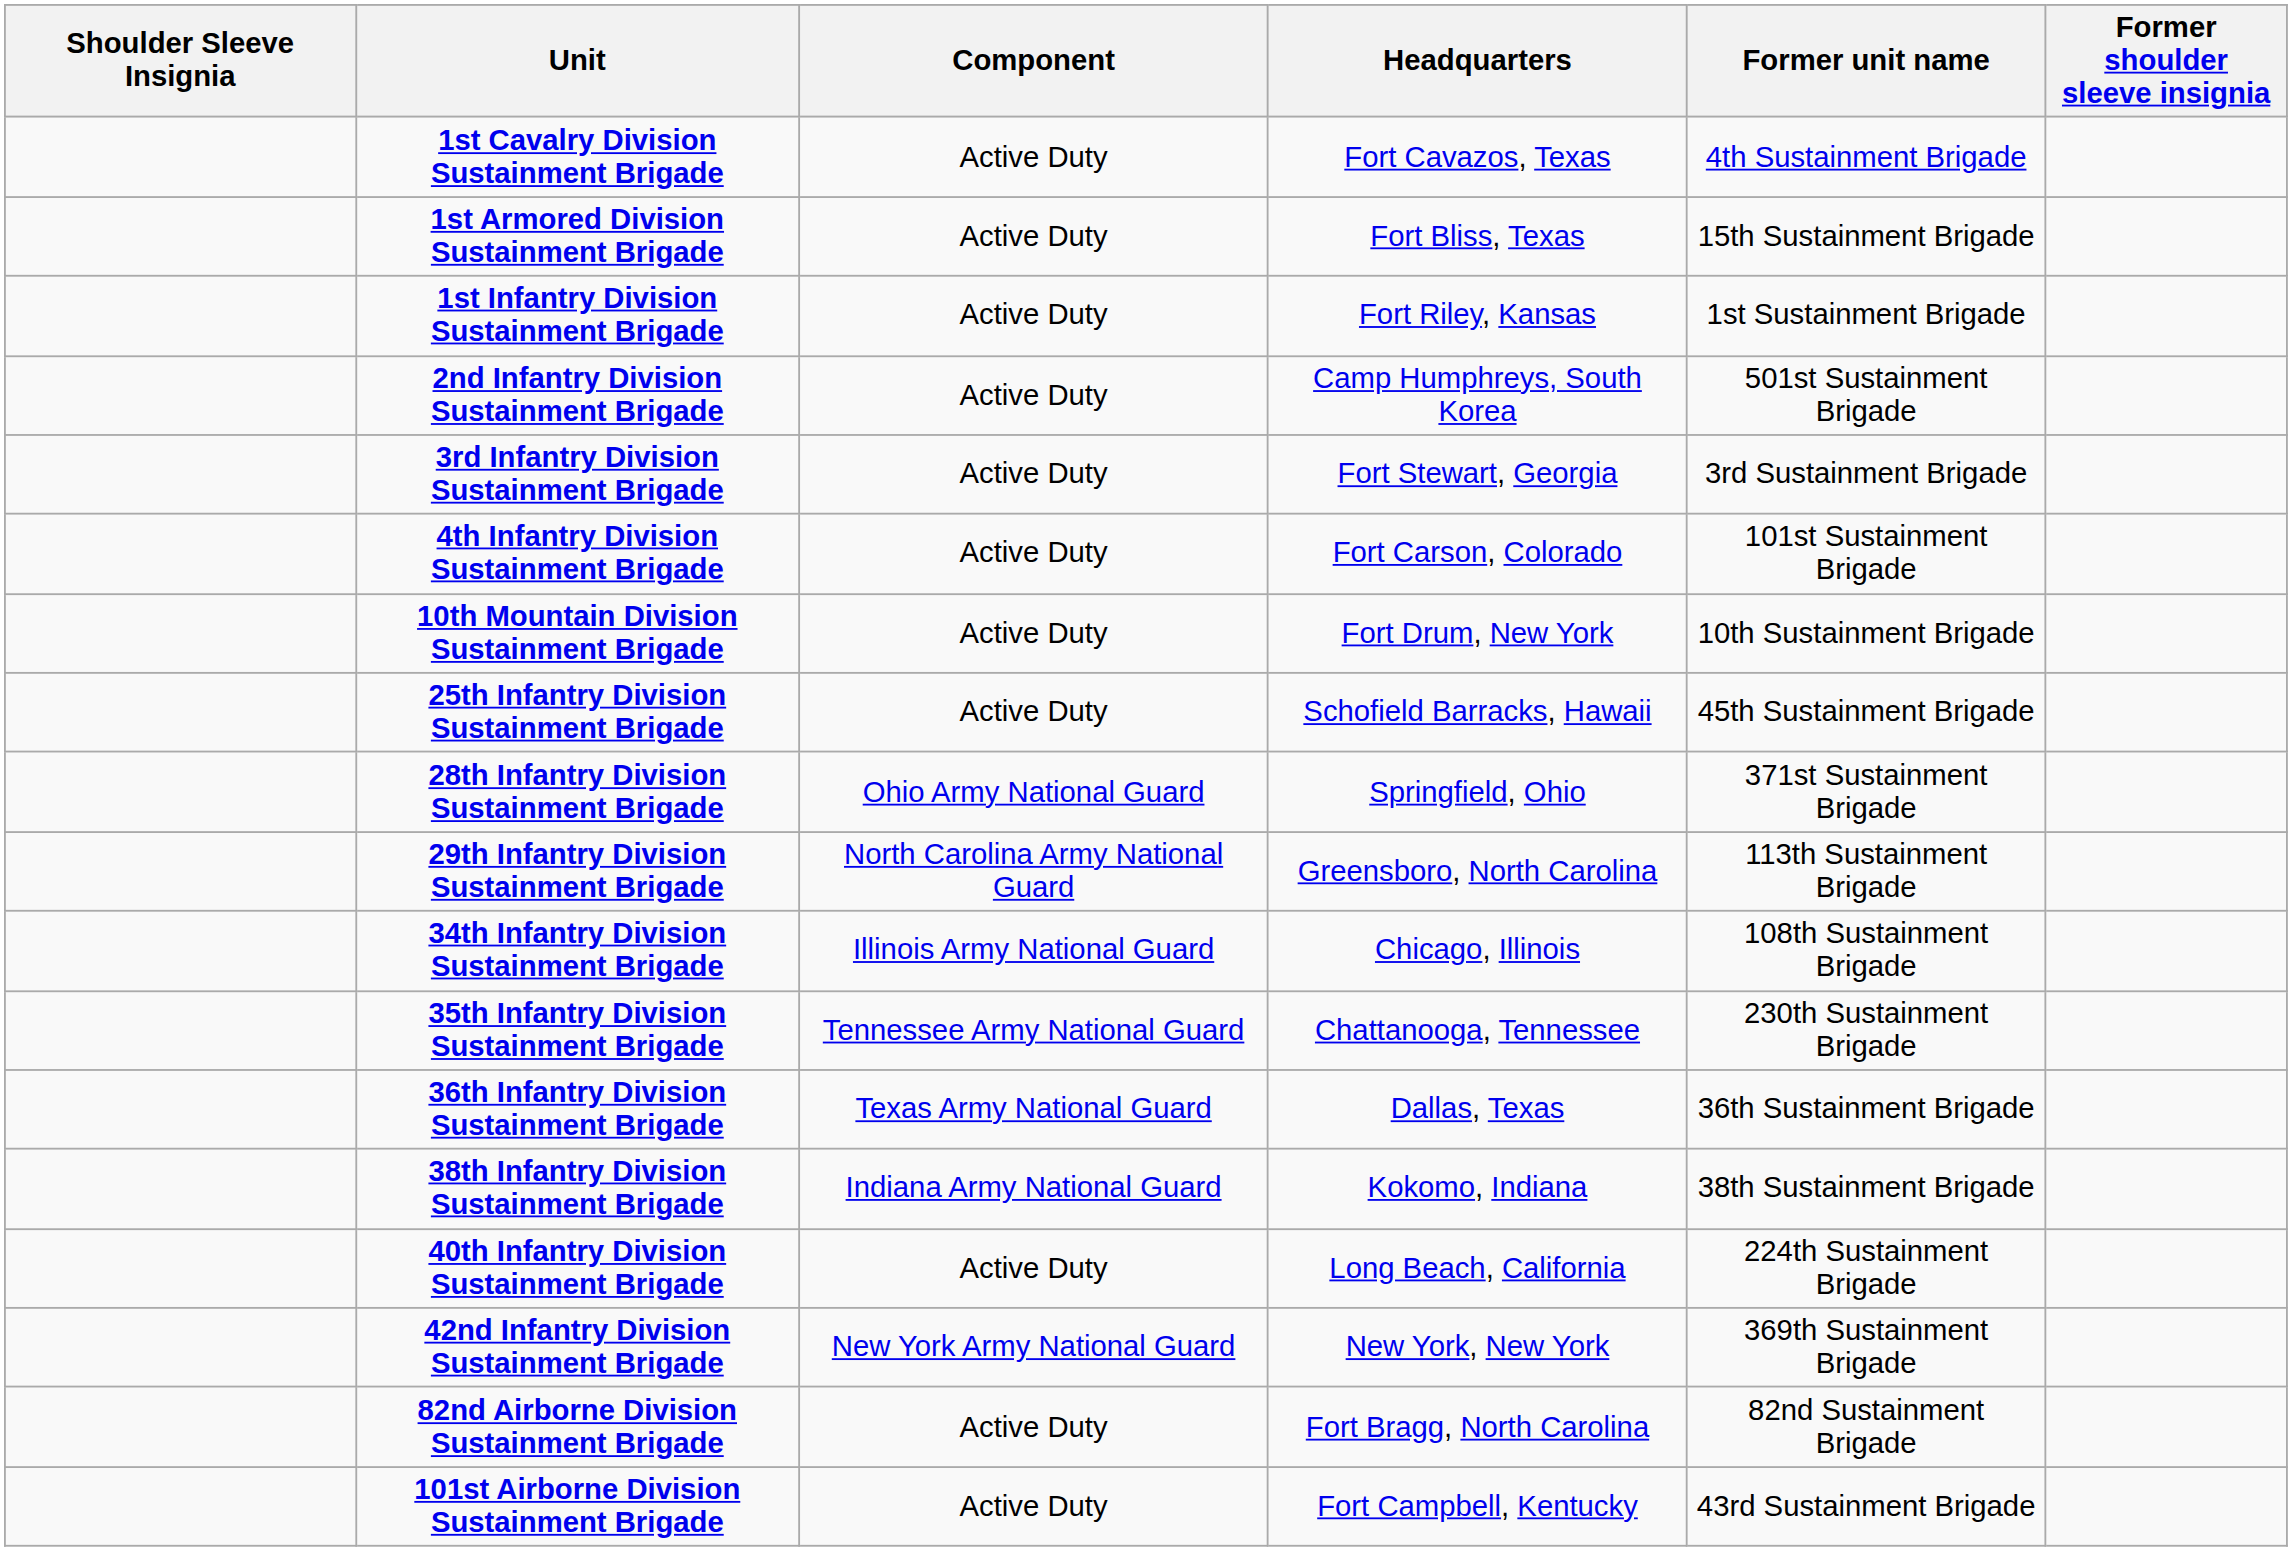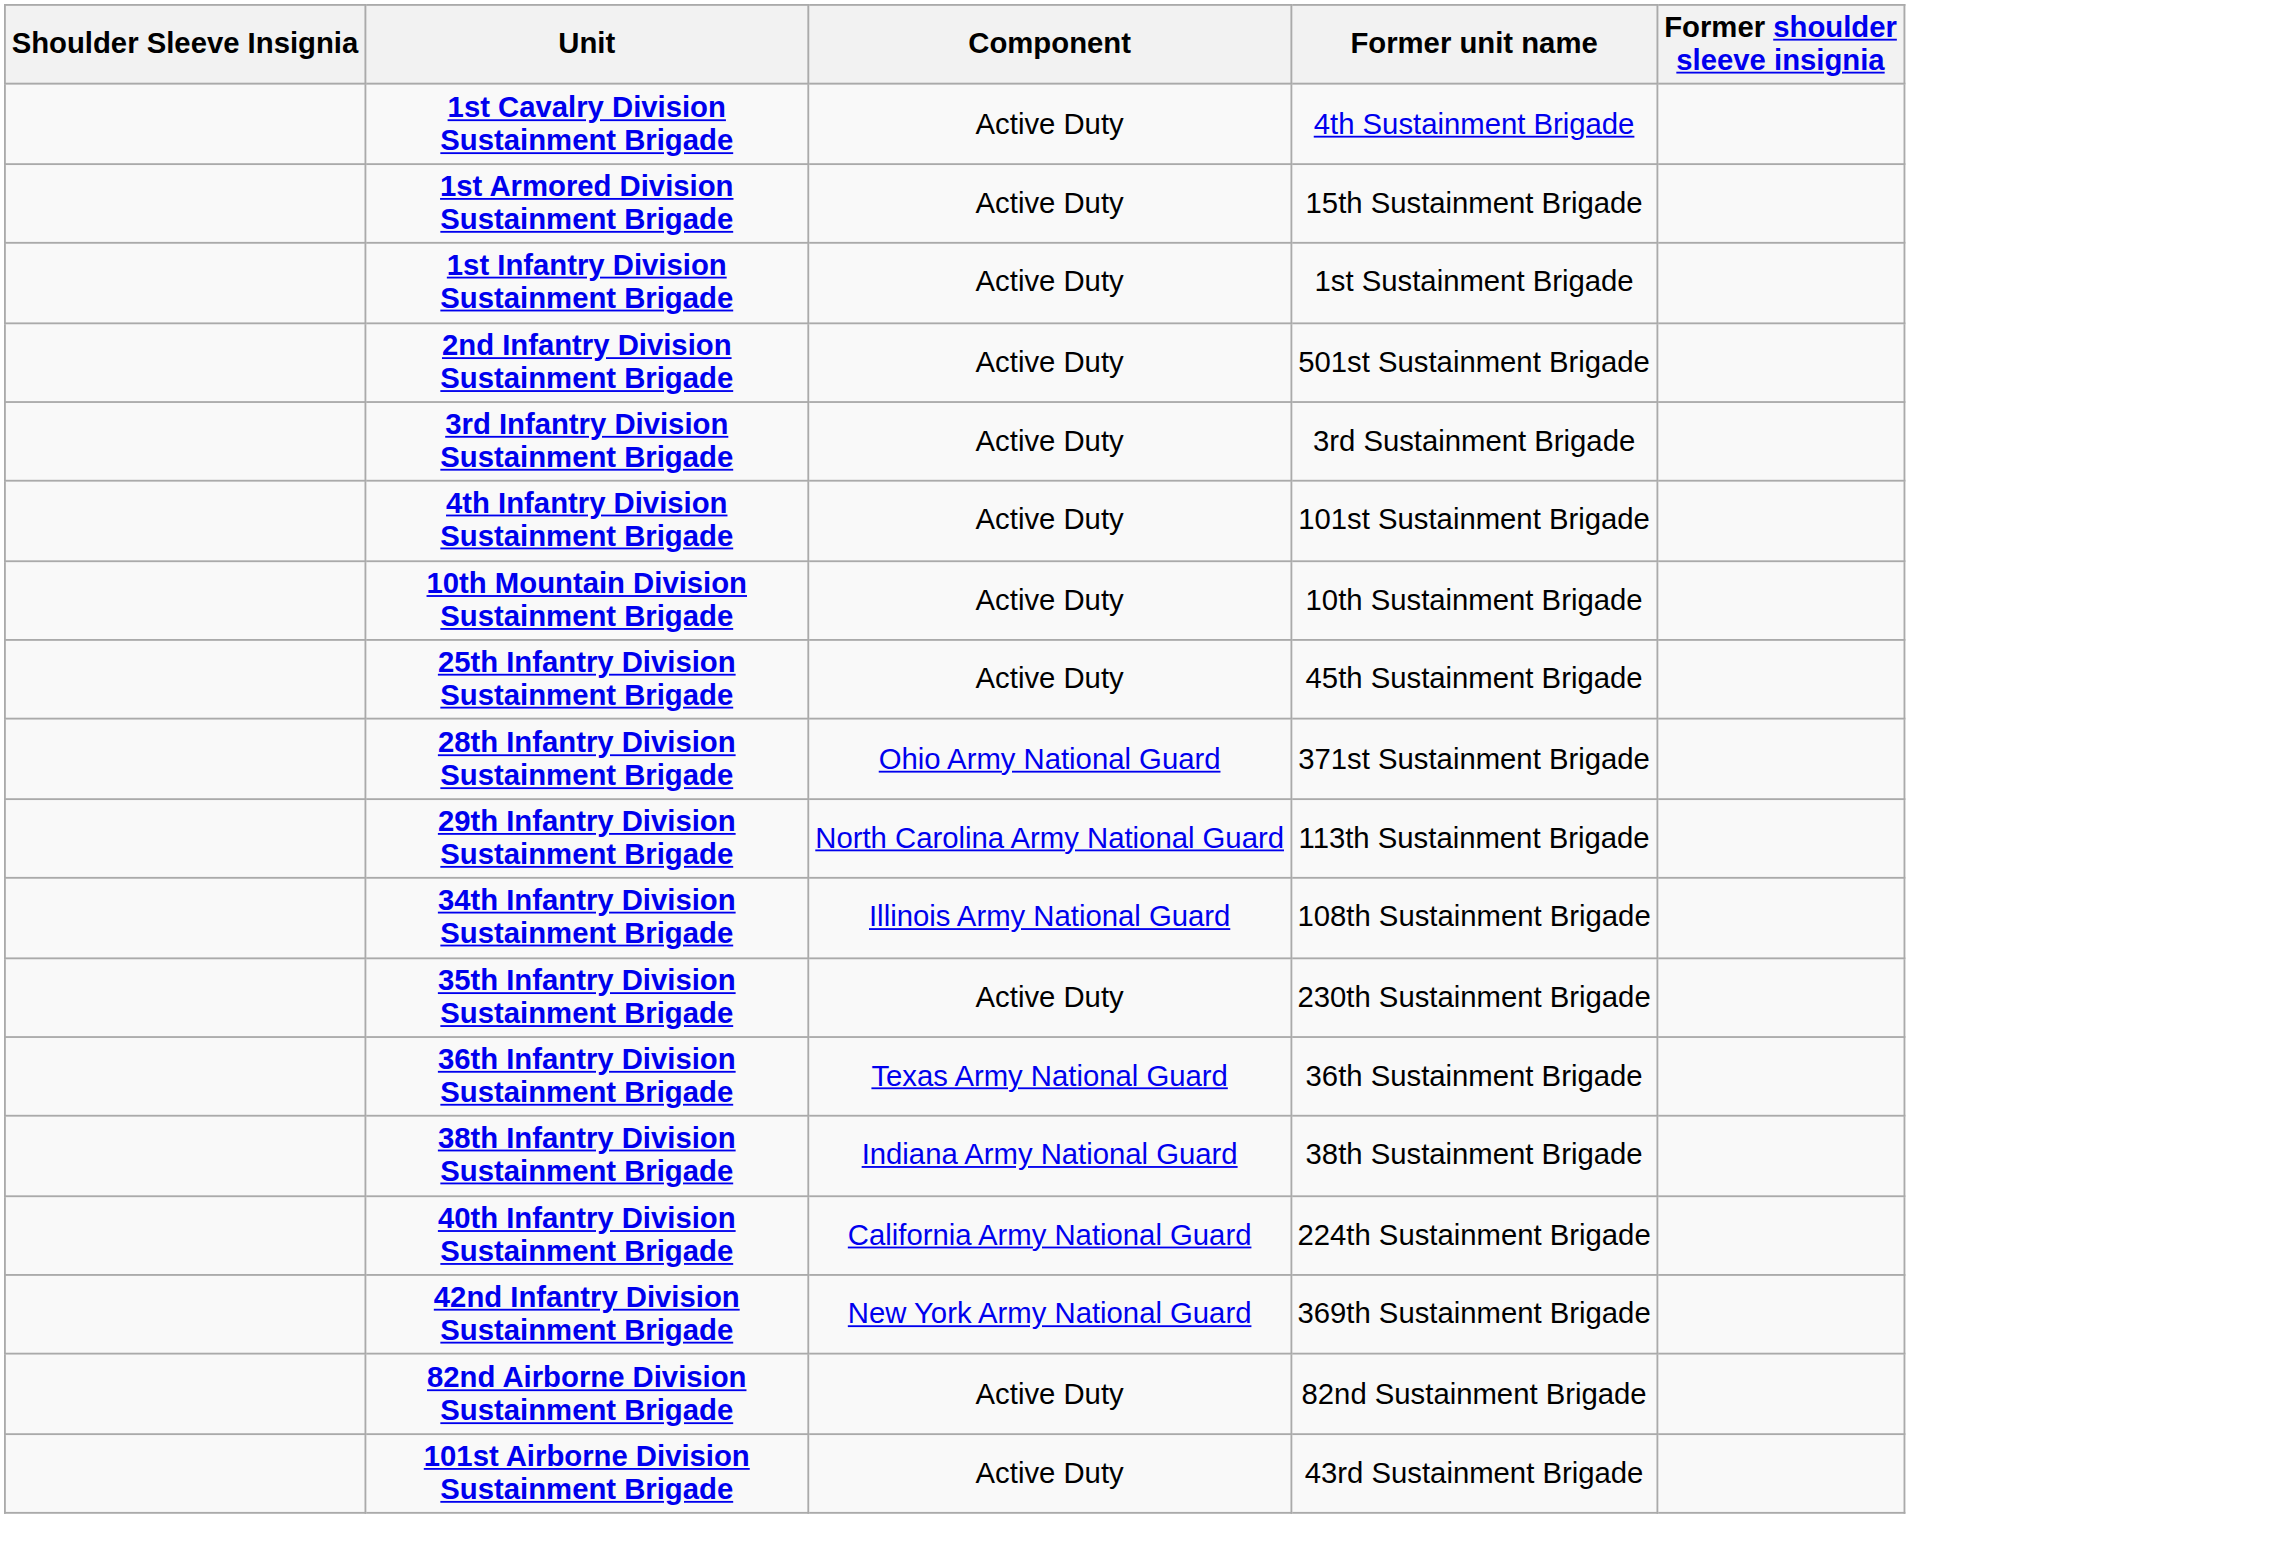- column: (1477, 60)
(1034, 1029) Tennessee Army National Guard -> (1050, 996) Active Duty
(1034, 1267) Active Duty -> (1050, 1234) California Army National Guard
